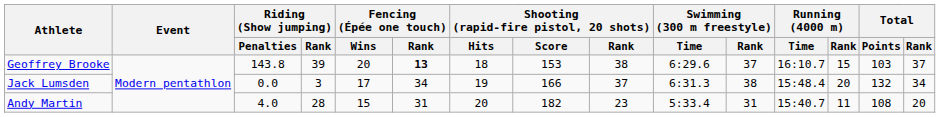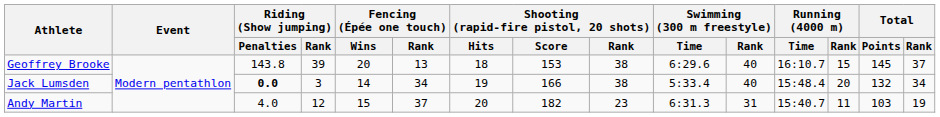(421, 64) bold -> (421, 64) normal
(750, 64) 37 -> (750, 64) 40
(881, 64) 103 -> (881, 64) 145
(268, 83) normal -> (268, 83) bold
(364, 83) 17 -> (364, 83) 14
(621, 83) 37 -> (621, 83) 38
(689, 83) 6:31.3 -> (689, 83) 5:33.4
(750, 83) 38 -> (750, 83) 40
(318, 102) 28 -> (318, 102) 12
(421, 102) 31 -> (421, 102) 37
(689, 102) 5:33.4 -> (689, 102) 6:31.3
(881, 102) 108 -> (881, 102) 103
(919, 102) 20 -> (919, 102) 19
